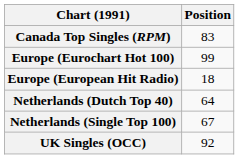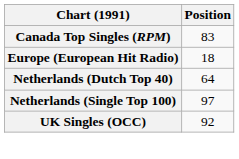- row: (93, 57)
(208, 121) 67 -> (208, 100) 97
